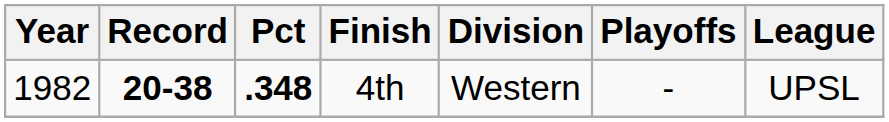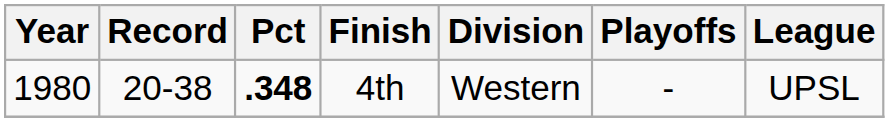(52, 87) 1982 -> (52, 87) 1980
(168, 87) bold -> (168, 87) normal
